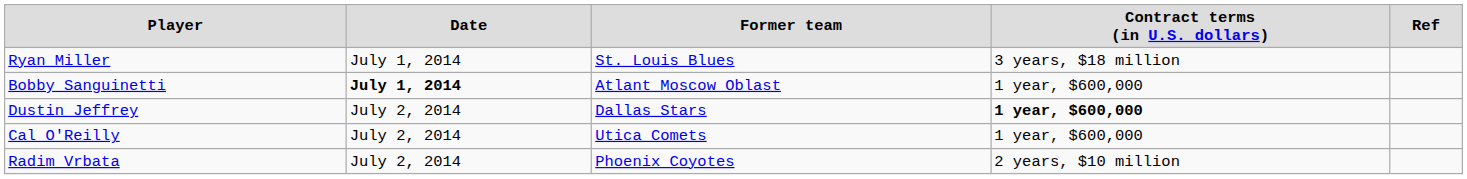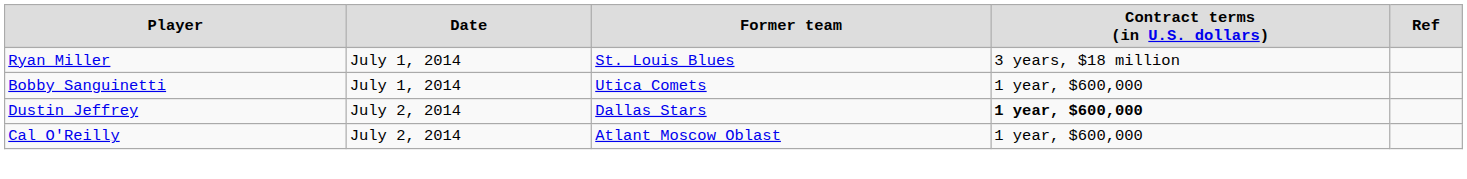(405, 85) bold -> (405, 85) normal
(688, 85) Atlant Moscow Oblast -> (651, 85) Utica Comets
(651, 136) Utica Comets -> (688, 136) Atlant Moscow Oblast
- row: (64, 161)
